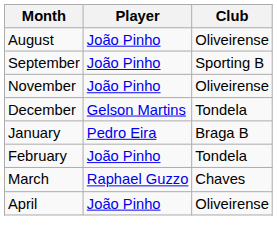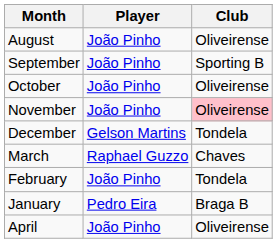+ row: (34, 86)
(232, 86) no background -> (232, 110) pink background
rows swapped: (34, 133) <-> (28, 180)
